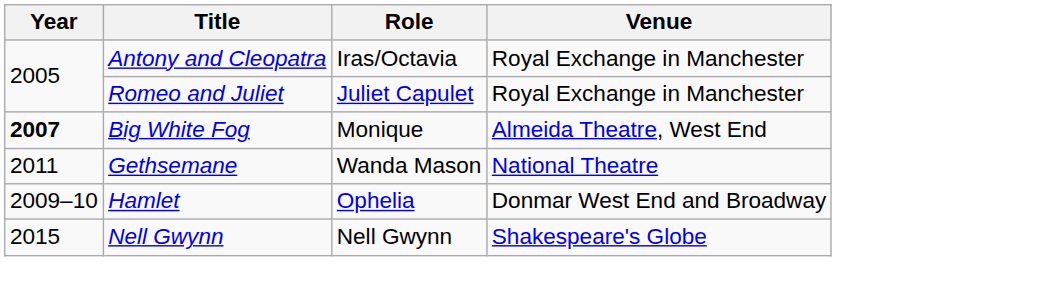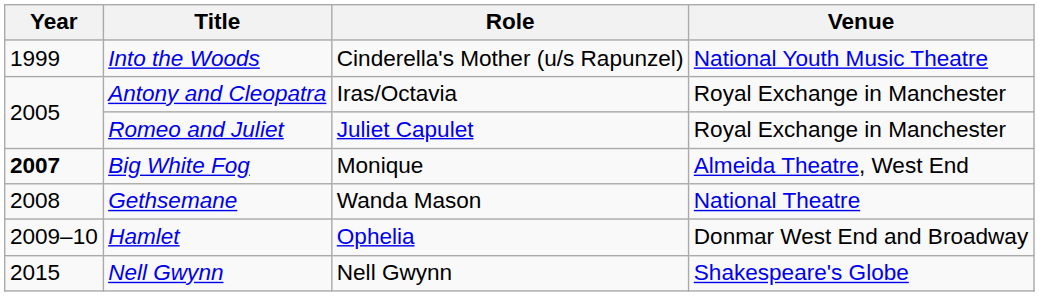+ row: (184, 58)
(34, 165) 2011 -> (35, 201) 2008
